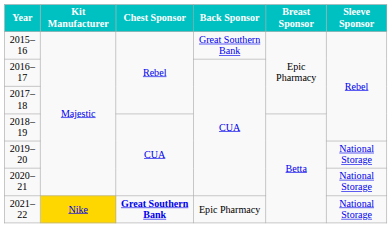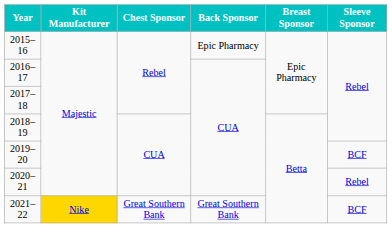(230, 45) Great Southern Bank -> (228, 45) Epic Pharmacy
(357, 154) National Storage -> (357, 154) BCF
(357, 182) National Storage -> (357, 182) Rebel
(155, 209) bold -> (154, 209) normal
(230, 209) Epic Pharmacy -> (228, 209) Great Southern Bank
(357, 209) National Storage -> (357, 209) BCF
